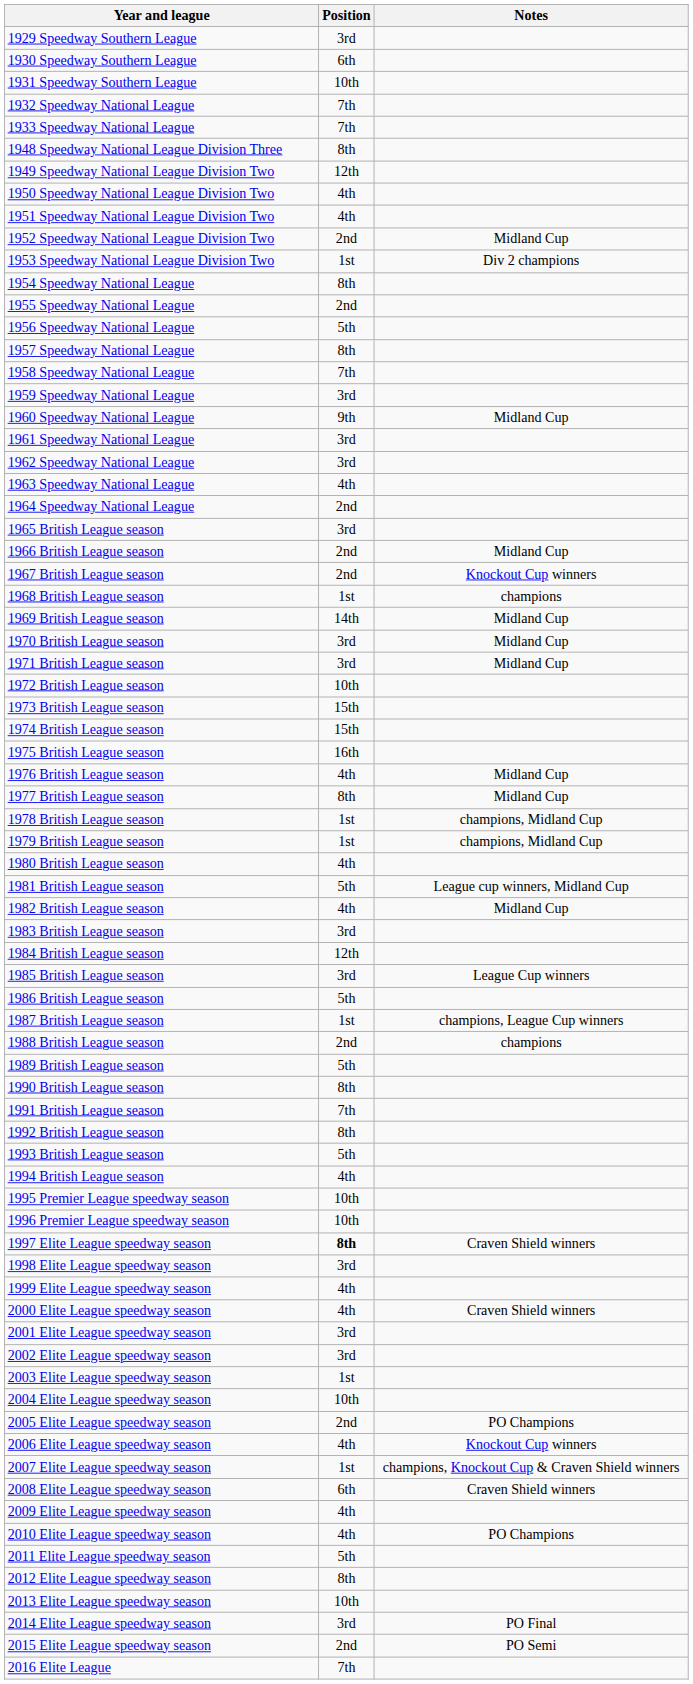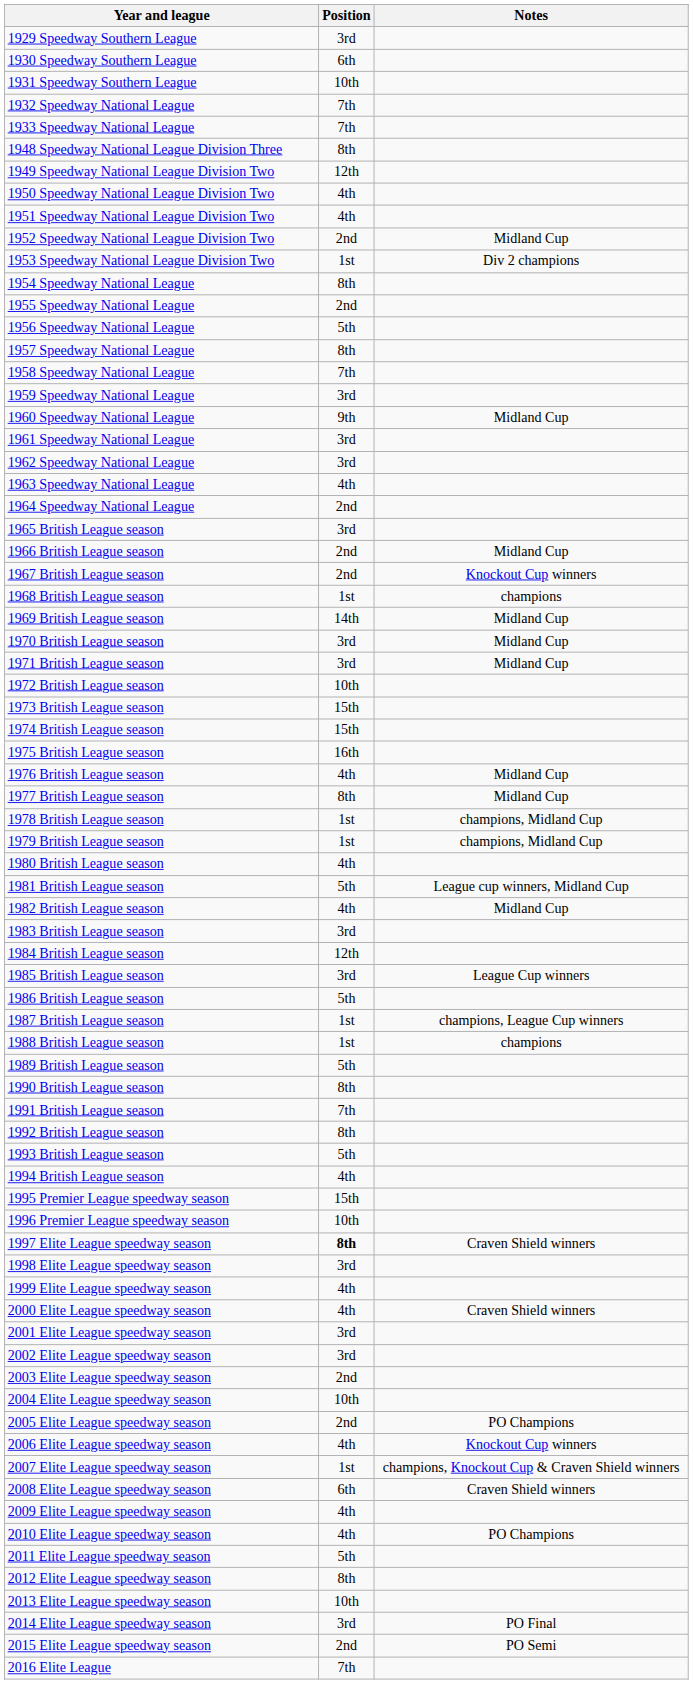(346, 1042) 2nd -> (346, 1042) 1st
(346, 1199) 10th -> (346, 1199) 15th
(346, 1377) 1st -> (346, 1377) 2nd
